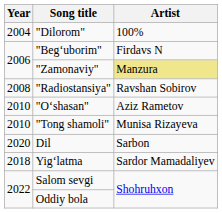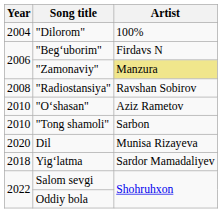(157, 124) Munisa Rizayeva -> (133, 124) Sarbon
(133, 143) Sarbon -> (157, 143) Munisa Rizayeva
